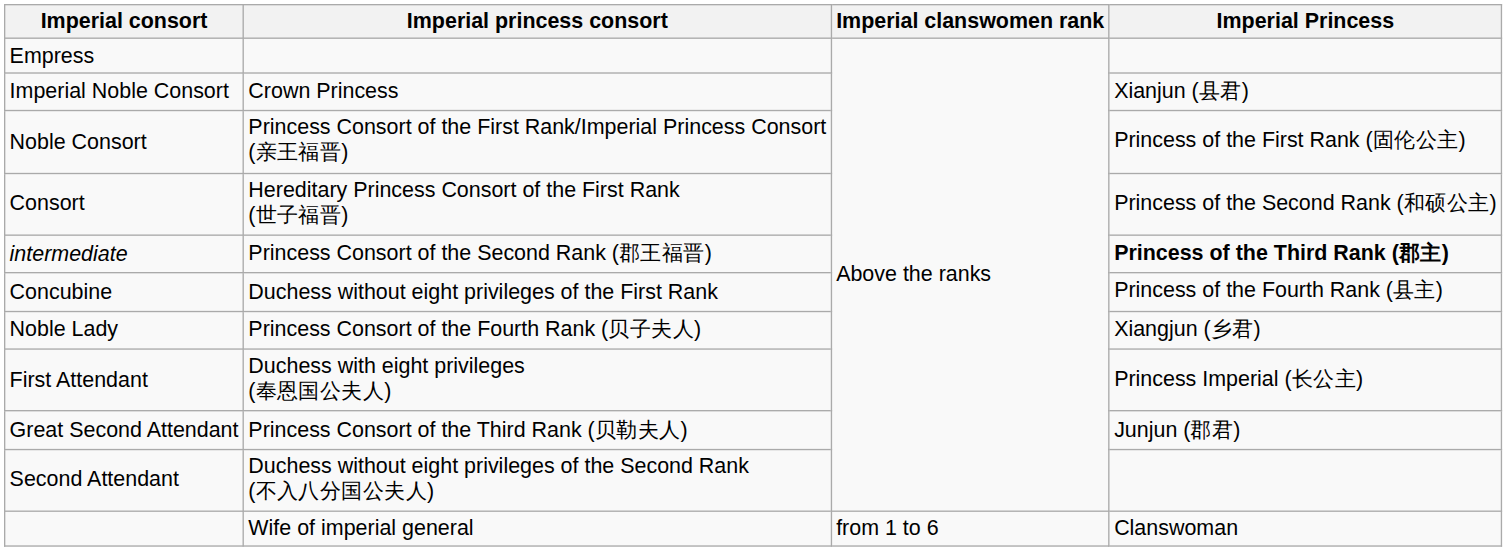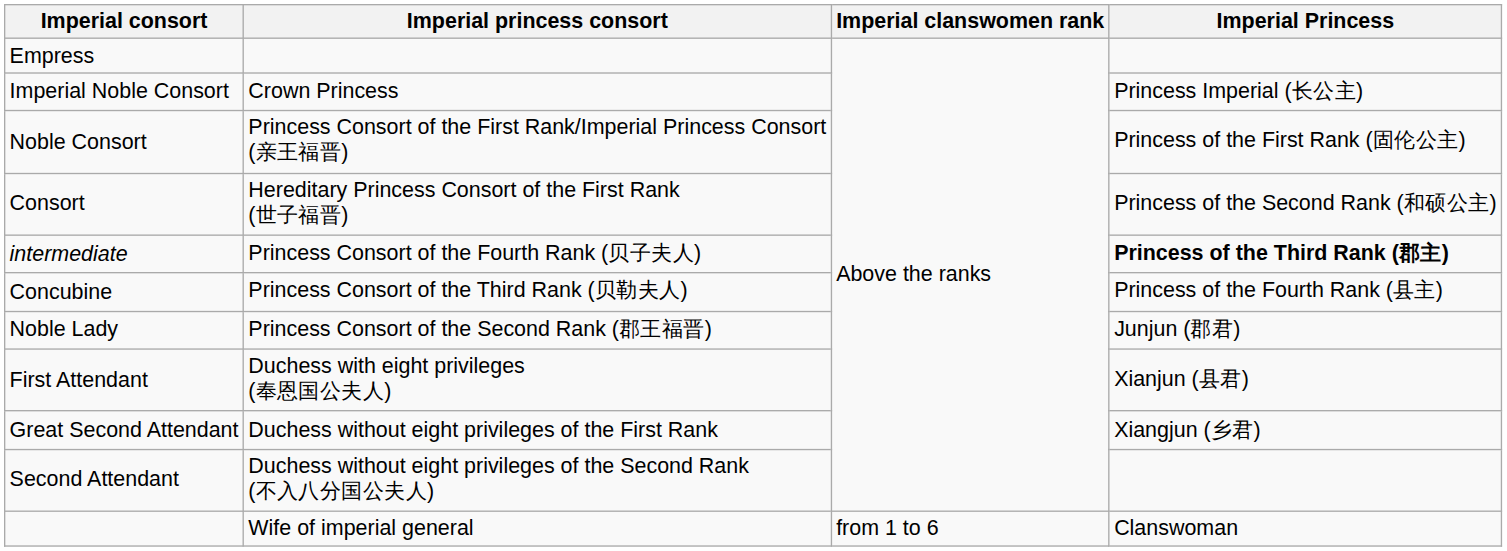(1181, 90) Xianjun (县君) -> (1239, 90) Princess Imperial (长公主)
(480, 253) Princess Consort of the Second Rank (郡王福晋) -> (475, 253) Princess Consort of the Fourth Rank (贝子夫人)
(483, 291) Duchess without eight privileges of the First Rank -> (468, 291) Princess Consort of the Third Rank (贝勒夫人)
(475, 329) Princess Consort of the Fourth Rank (贝子夫人) -> (480, 329) Princess Consort of the Second Rank (郡王福晋)
(1187, 329) Xiangjun (乡君) -> (1177, 329) Junjun (郡君)
(1239, 379) Princess Imperial (长公主) -> (1181, 379) Xianjun (县君)
(468, 429) Princess Consort of the Third Rank (贝勒夫人) -> (483, 430) Duchess without eight privileges of the First Rank
(1177, 429) Junjun (郡君) -> (1187, 429) Xiangjun (乡君)
